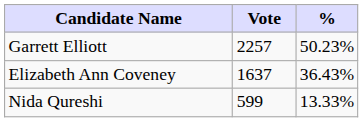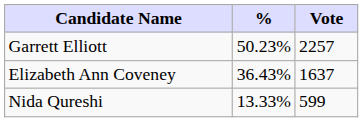columns swapped: (264, 18) <-> (327, 18)
